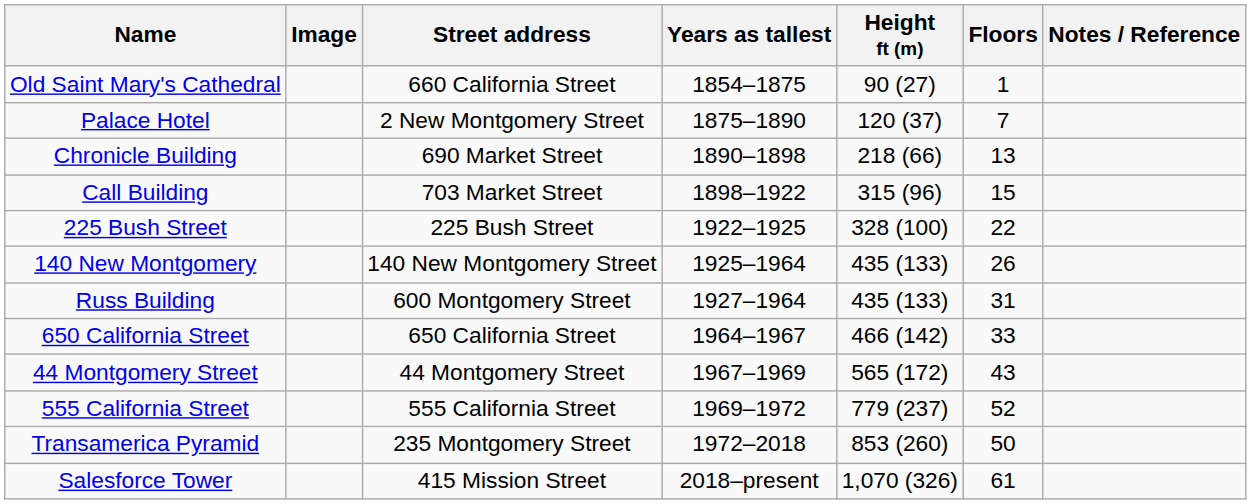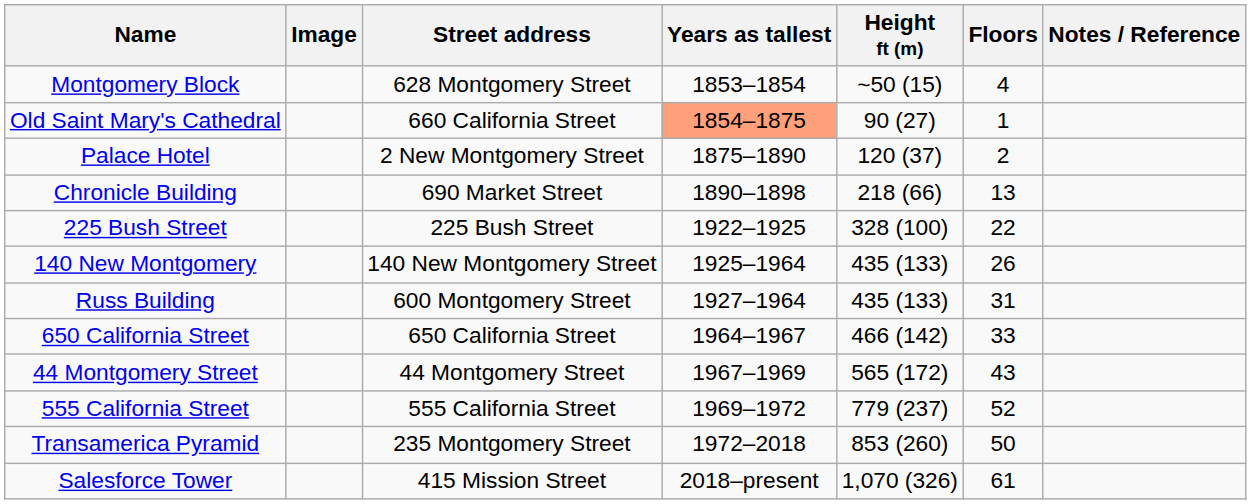+ row: (145, 84)
(749, 84) no background -> (749, 120) lightsalmon background
(1003, 120) 7 -> (1003, 156) 2
- row: (145, 192)
